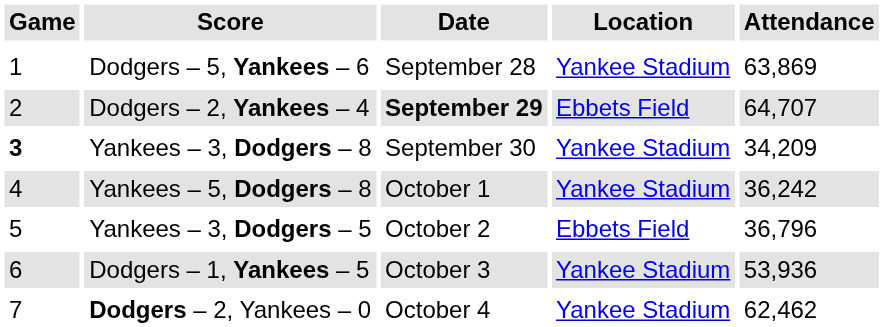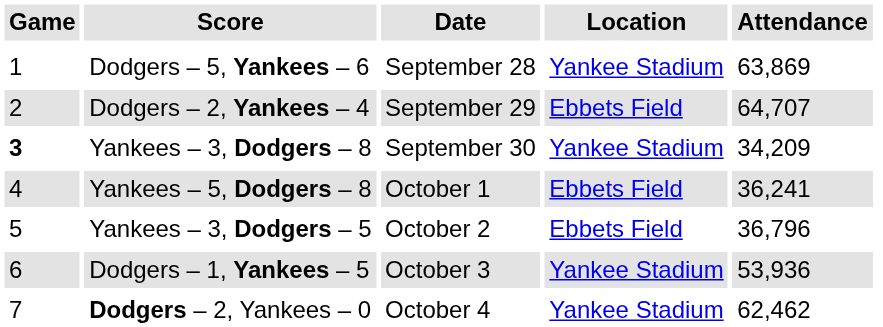(464, 107) bold -> (460, 107) normal
(643, 188) Yankee Stadium -> (616, 188) Ebbets Field
(781, 188) 36,242 -> (774, 188) 36,241
